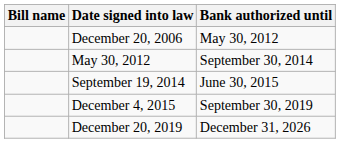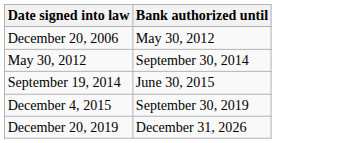- column: (36, 15)
